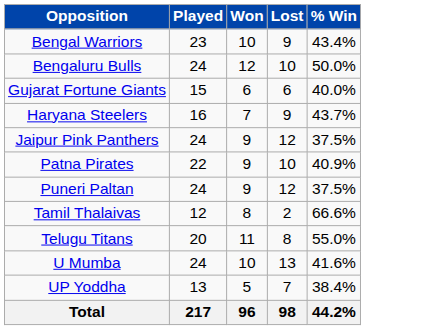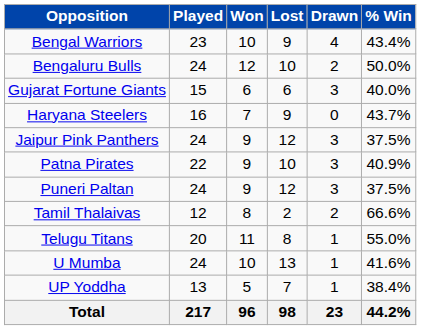+ column: (334, 16)
